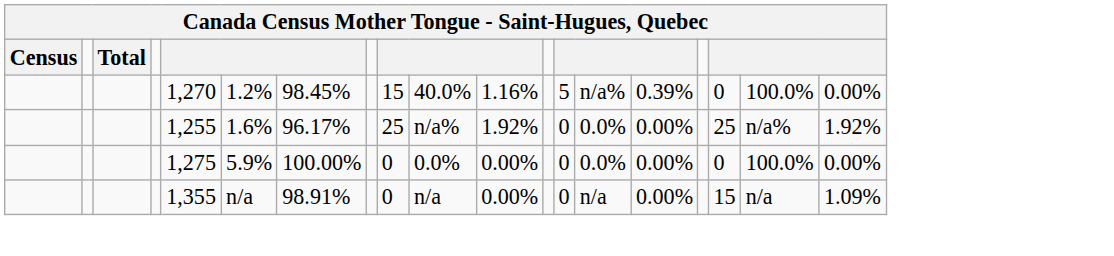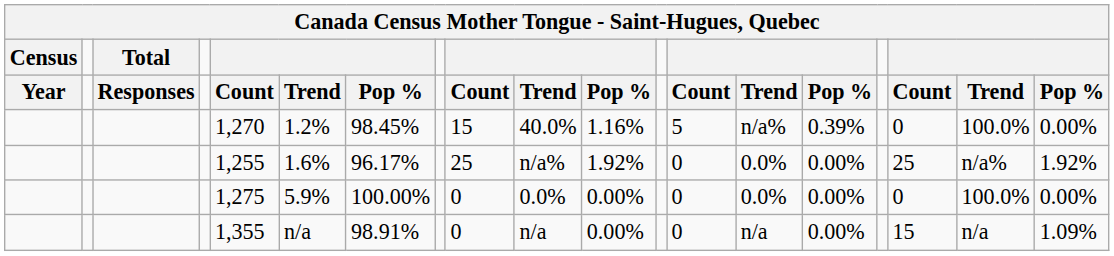+ row: (44, 92)
